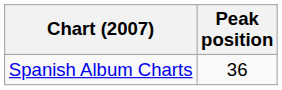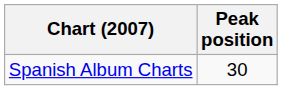(237, 69) 36 -> (237, 69) 30
